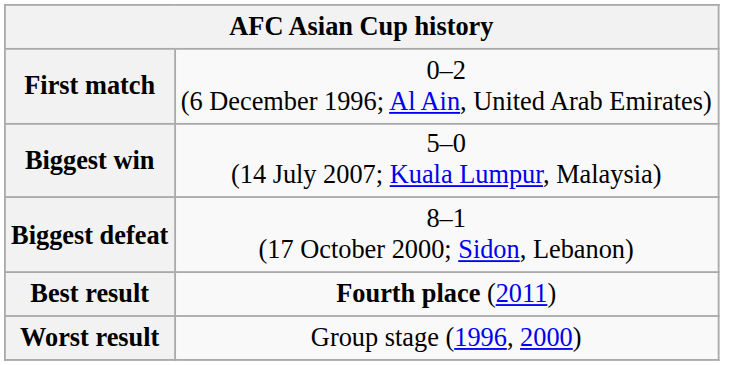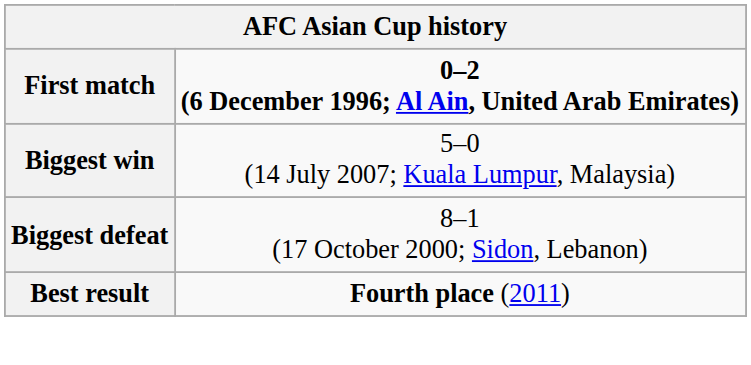(446, 85) normal -> (460, 85) bold
- row: (90, 337)
